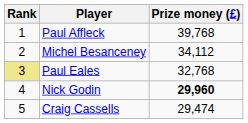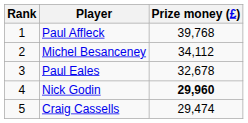(22, 71) khaki background -> (22, 71) no background
(196, 71) 32,768 -> (196, 71) 32,678
